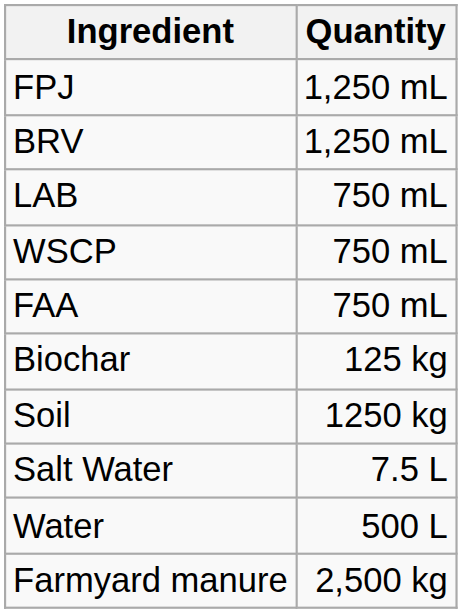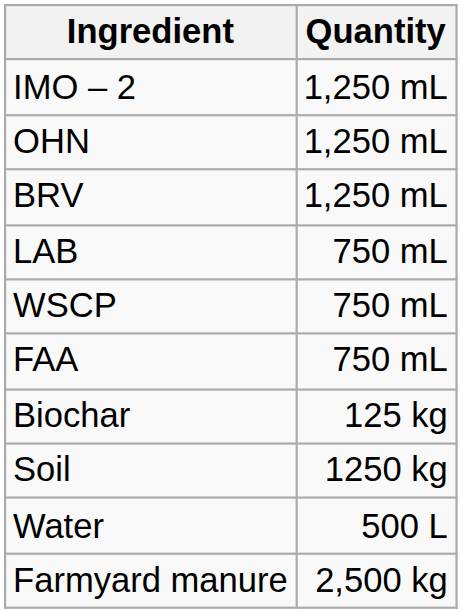+ row: (75, 86)
- row: (44, 86)
+ row: (51, 141)
- row: (93, 470)
